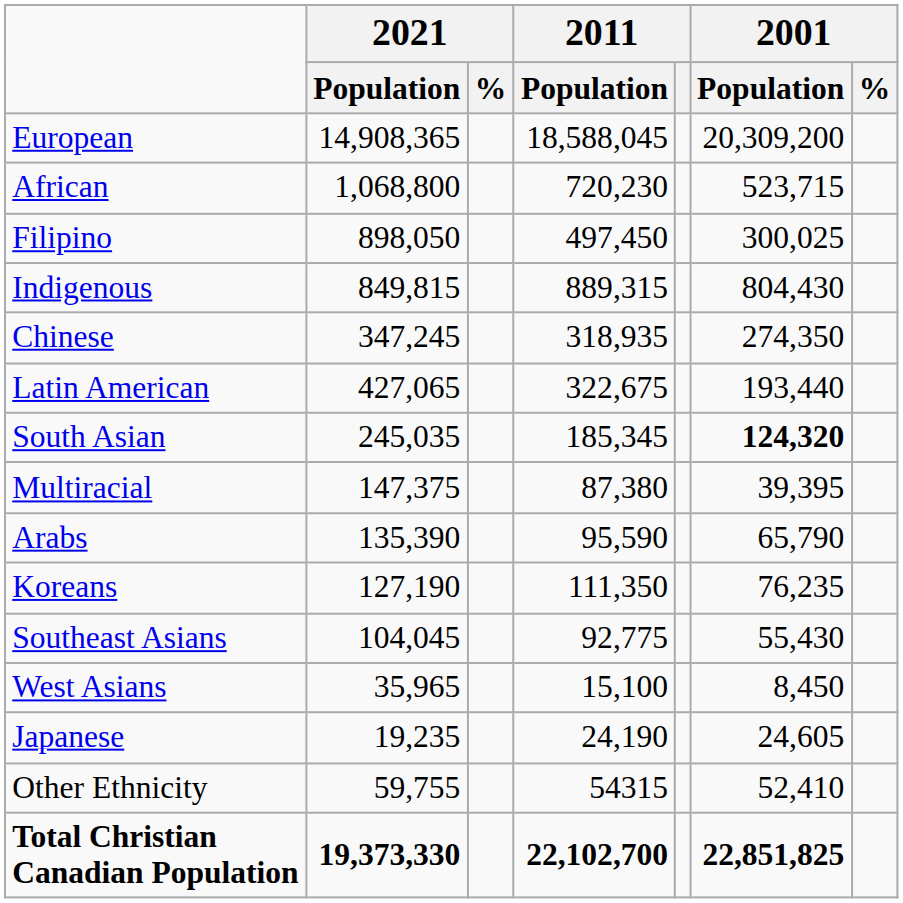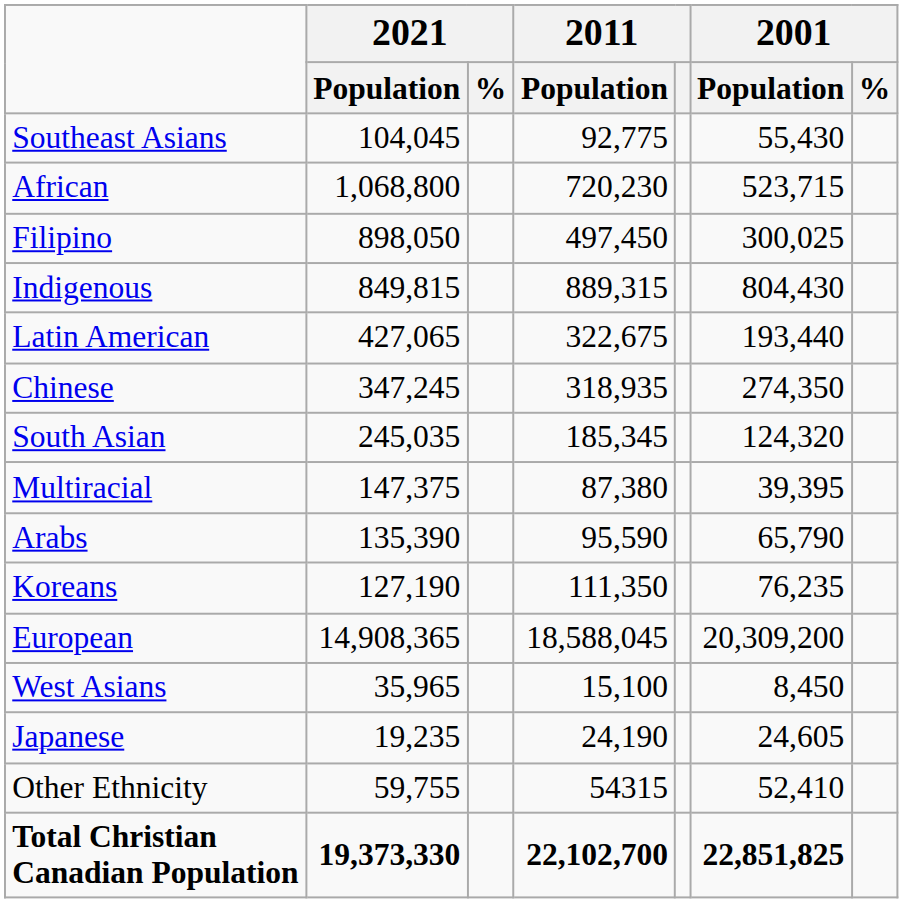rows swapped: (73, 137) <-> (120, 637)
rows swapped: (111, 387) <-> (63, 337)
(793, 437) bold -> (793, 437) normal
